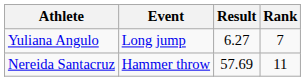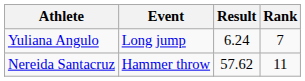(237, 40) 6.27 -> (237, 40) 6.24
(237, 64) 57.69 -> (237, 64) 57.62
